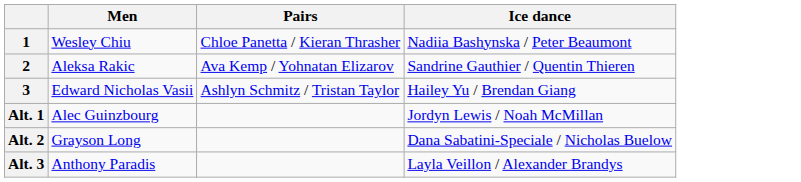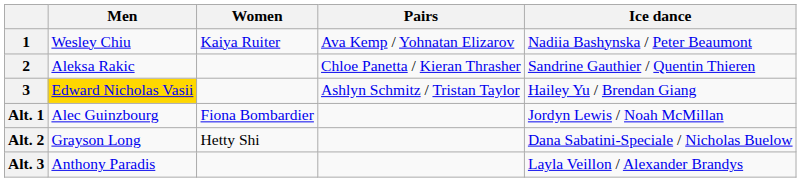+ column: (257, 16)
(300, 41) Chloe Panetta / Kieran Thrasher -> (418, 41) Ava Kemp / Yohnatan Elizarov
(297, 66) Ava Kemp / Yohnatan Elizarov -> (421, 66) Chloe Panetta / Kieran Thrasher
(122, 90) no background -> (122, 90) gold background
